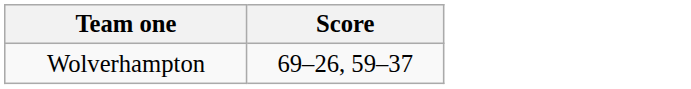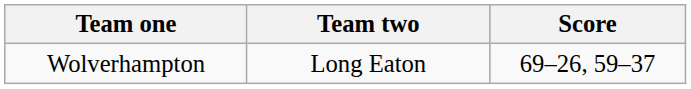+ column: (368, 24)
